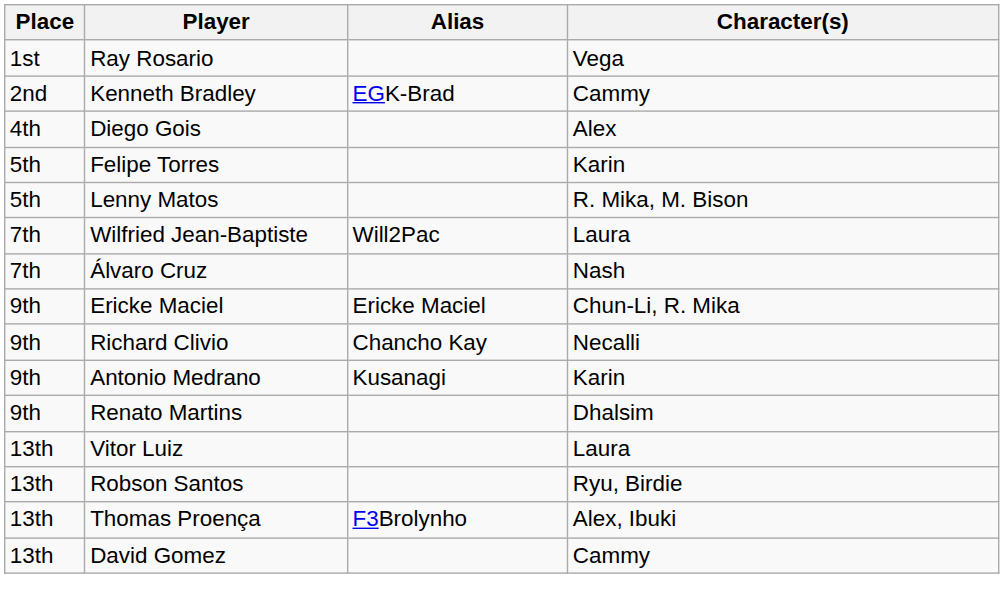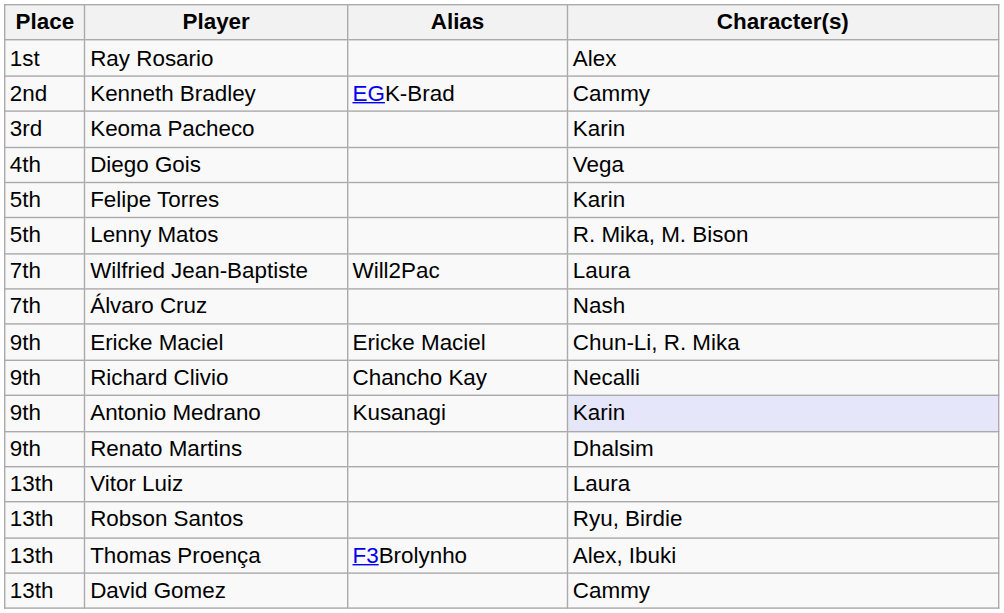(598, 57) Vega -> (595, 57) Alex
+ row: (172, 128)
(595, 128) Alex -> (598, 164) Vega
(599, 377) no background -> (599, 413) lavender background
